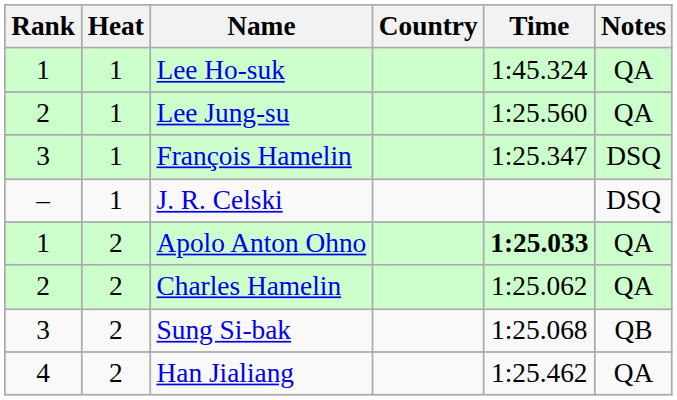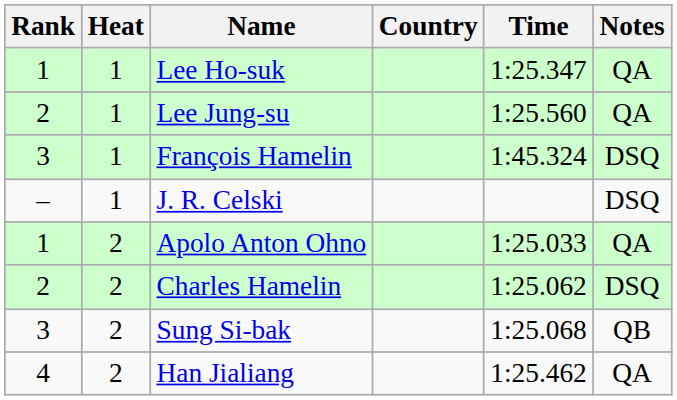(539, 69) 1:45.324 -> (539, 69) 1:25.347
(539, 156) 1:25.347 -> (539, 156) 1:45.324
(539, 243) bold -> (539, 243) normal
(634, 286) QA -> (632, 286) DSQ
